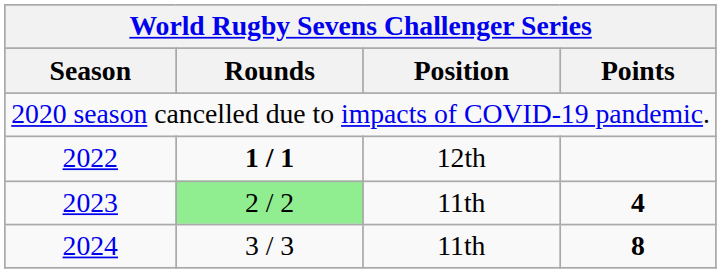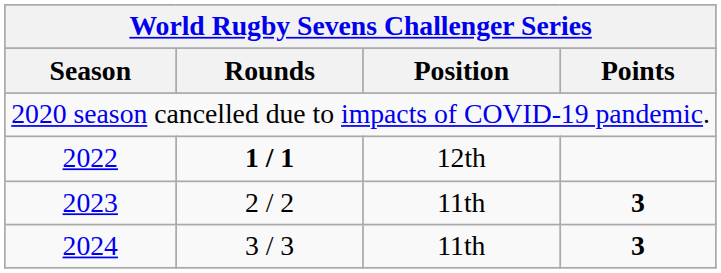(270, 202) lightgreen background -> (270, 202) no background
(638, 202) 4 -> (638, 202) 3
(638, 245) 8 -> (638, 245) 3
